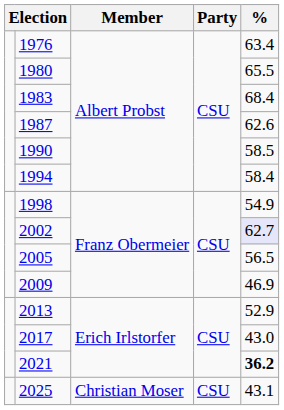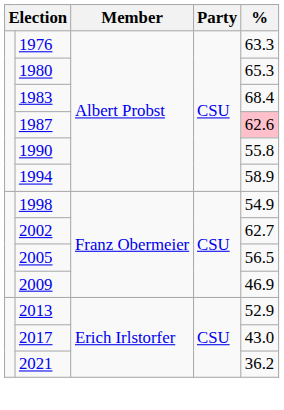(260, 44) 63.4 -> (260, 44) 63.3
(260, 71) 65.5 -> (260, 71) 65.3
(260, 124) no background -> (260, 124) pink background
(260, 151) 58.5 -> (260, 151) 55.8
(260, 177) 58.4 -> (260, 177) 58.9
(260, 230) lavender background -> (260, 230) no background
(260, 364) bold -> (260, 364) normal
- row: (36, 390)
